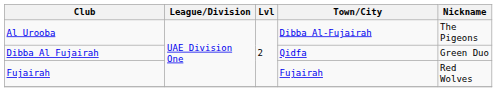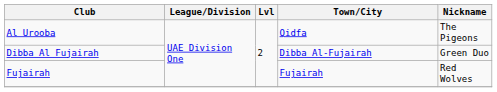(326, 32) Dibba Al-Fujairah -> (293, 32) Qidfa
(293, 53) Qidfa -> (326, 53) Dibba Al-Fujairah
